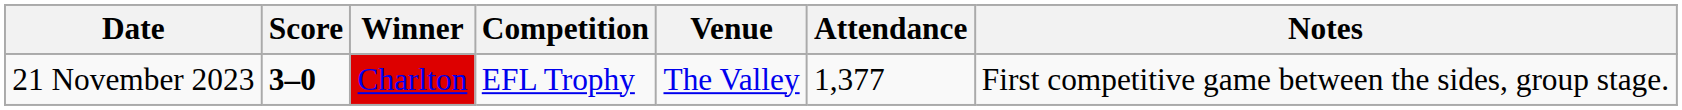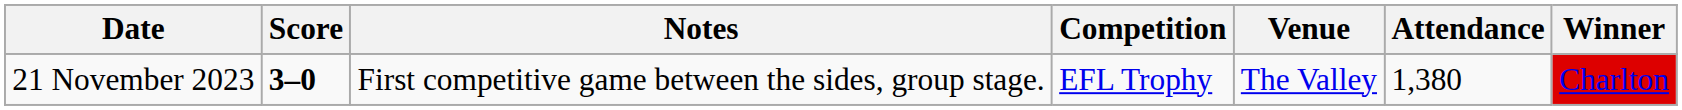columns swapped: (412, 29) <-> (1325, 29)
(849, 79) 1,377 -> (1427, 79) 1,380
